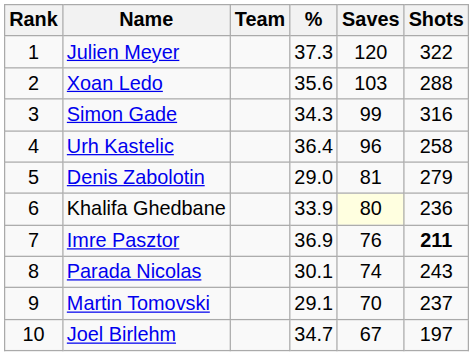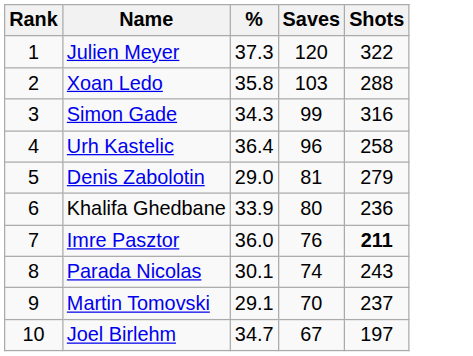- column: (260, 20)
(314, 83) 35.6 -> (254, 83) 35.8
(371, 209) lightyellow background -> (311, 209) no background
(314, 240) 36.9 -> (254, 240) 36.0
